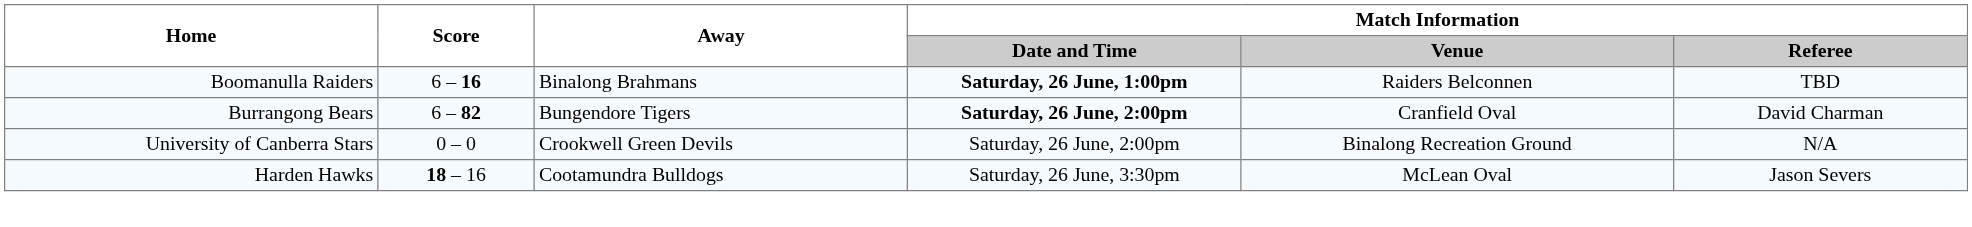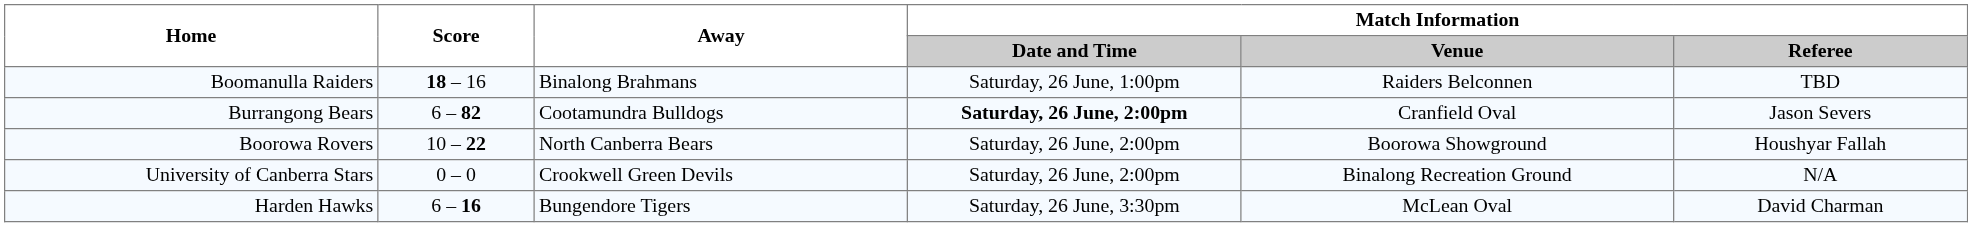(456, 81) 6 – 16 -> (456, 81) 18 – 16
(1074, 81) bold -> (1074, 82) normal
(615, 112) Bungendore Tigers -> (631, 112) Cootamundra Bulldogs
(1820, 112) David Charman -> (1820, 112) Jason Severs
+ row: (306, 144)
(456, 174) 18 – 16 -> (456, 206) 6 – 16
(631, 175) Cootamundra Bulldogs -> (615, 206) Bungendore Tigers
(1820, 175) Jason Severs -> (1820, 206) David Charman
